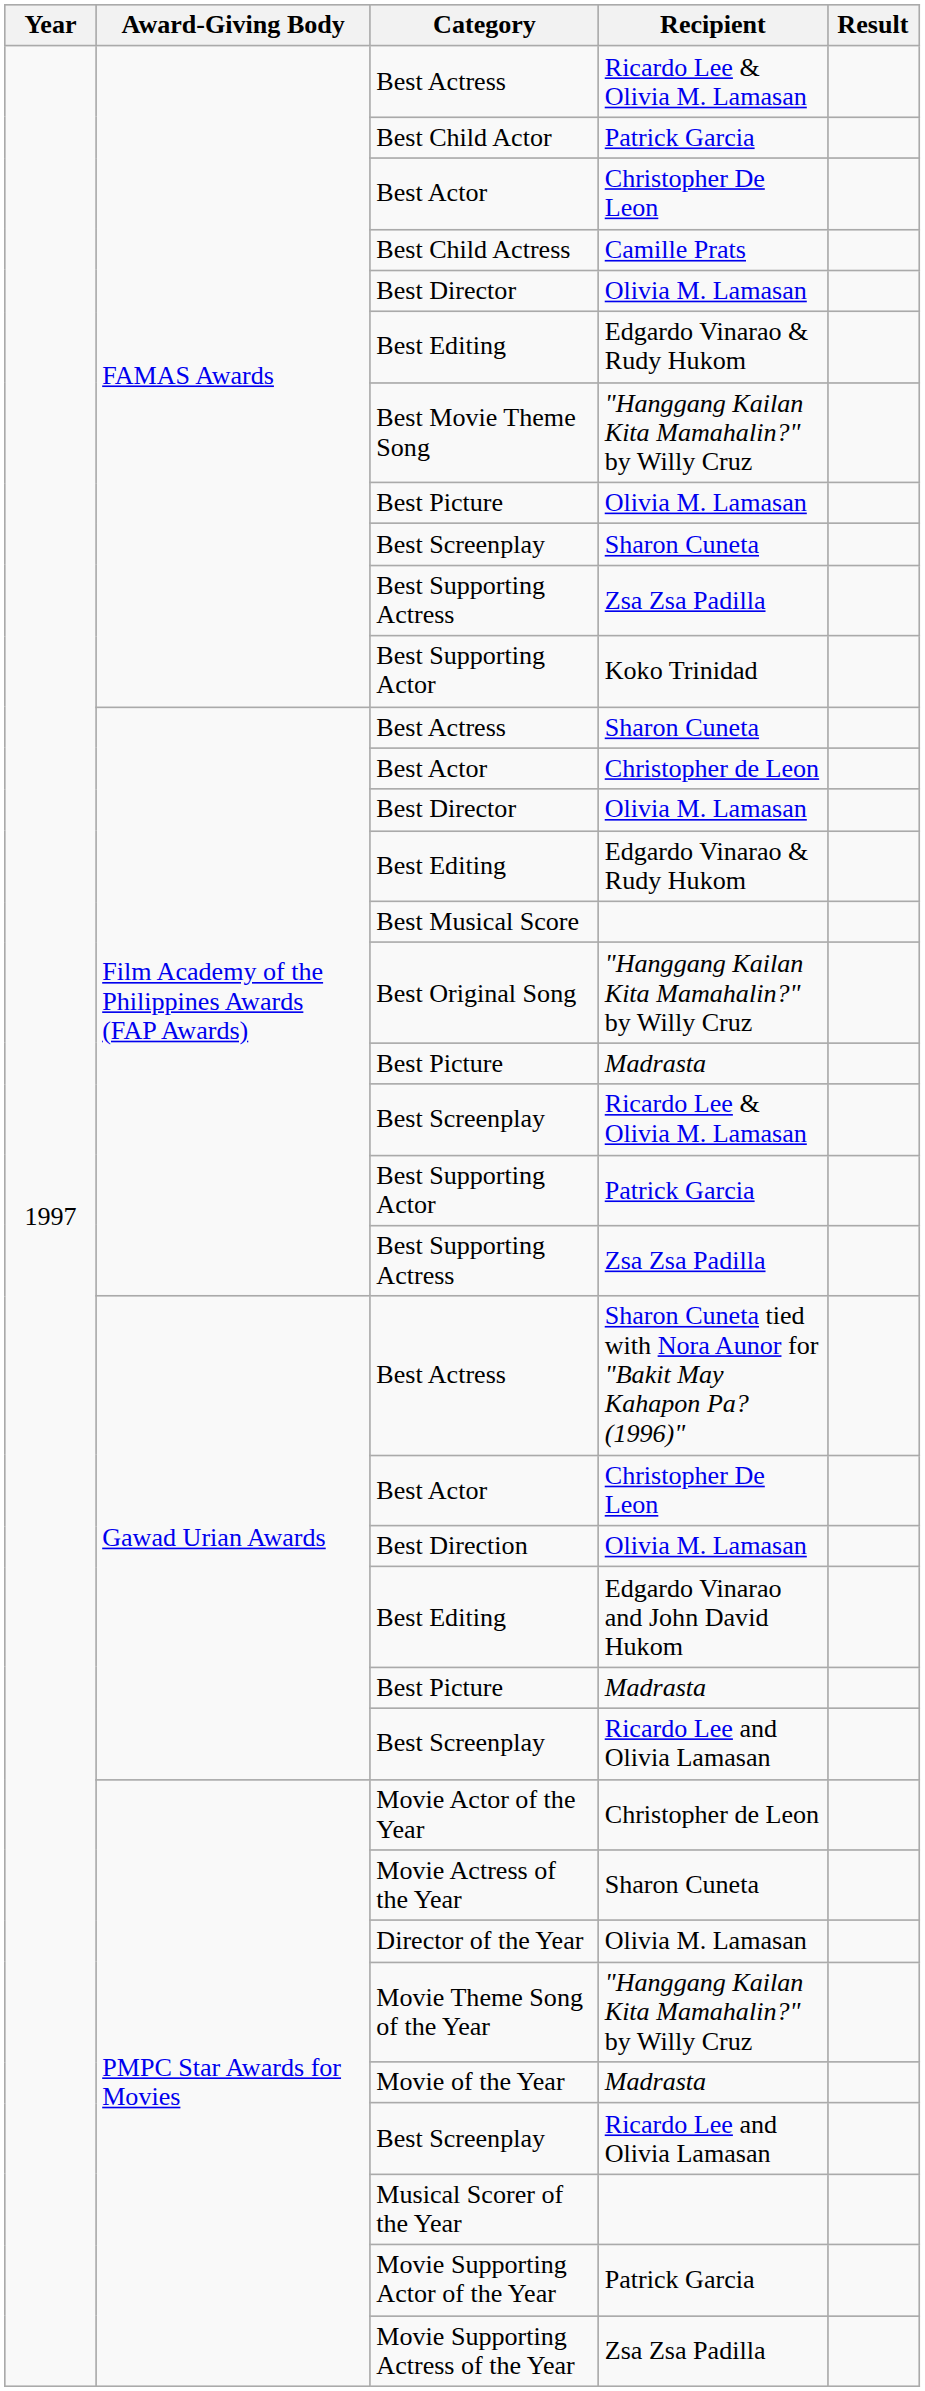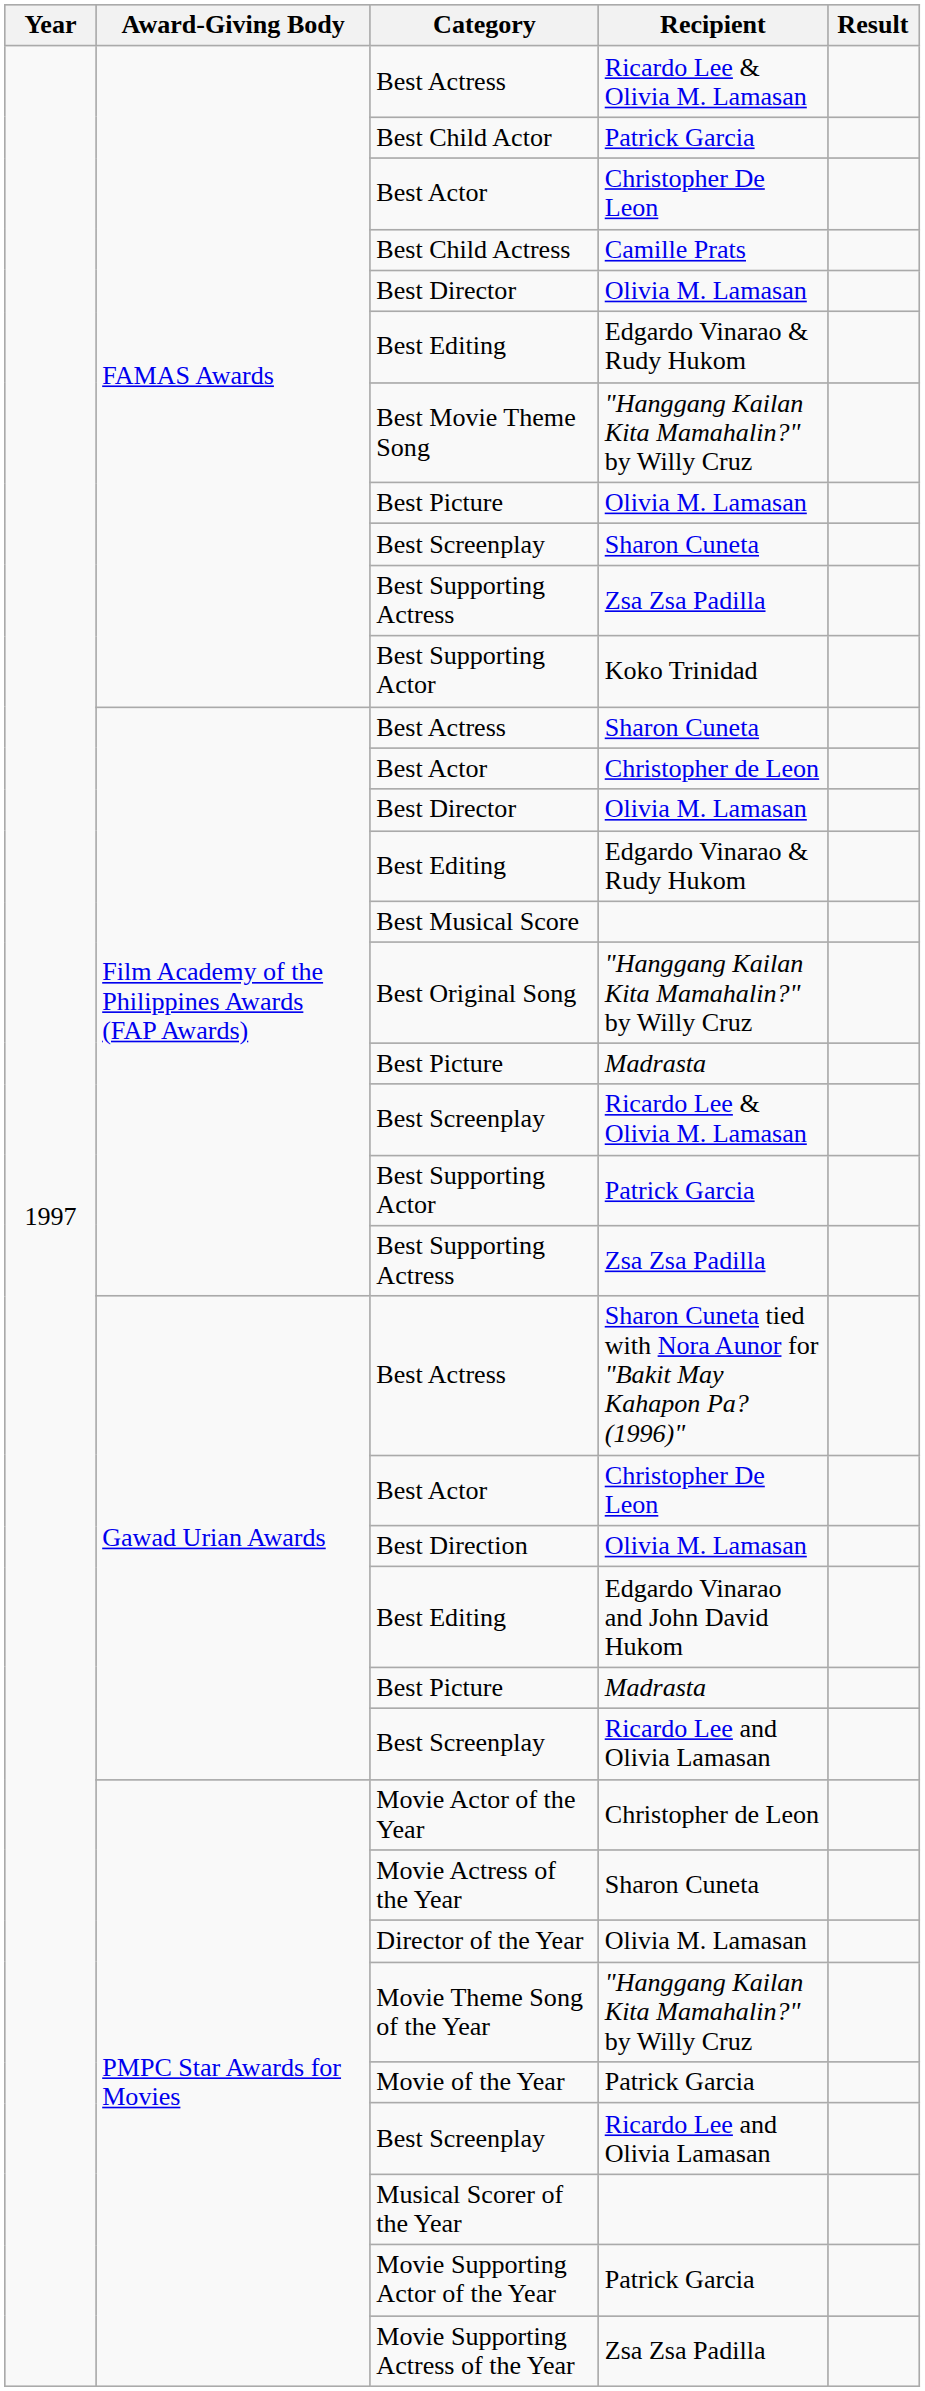(655, 2082) Madrasta -> (680, 2082) Patrick Garcia
